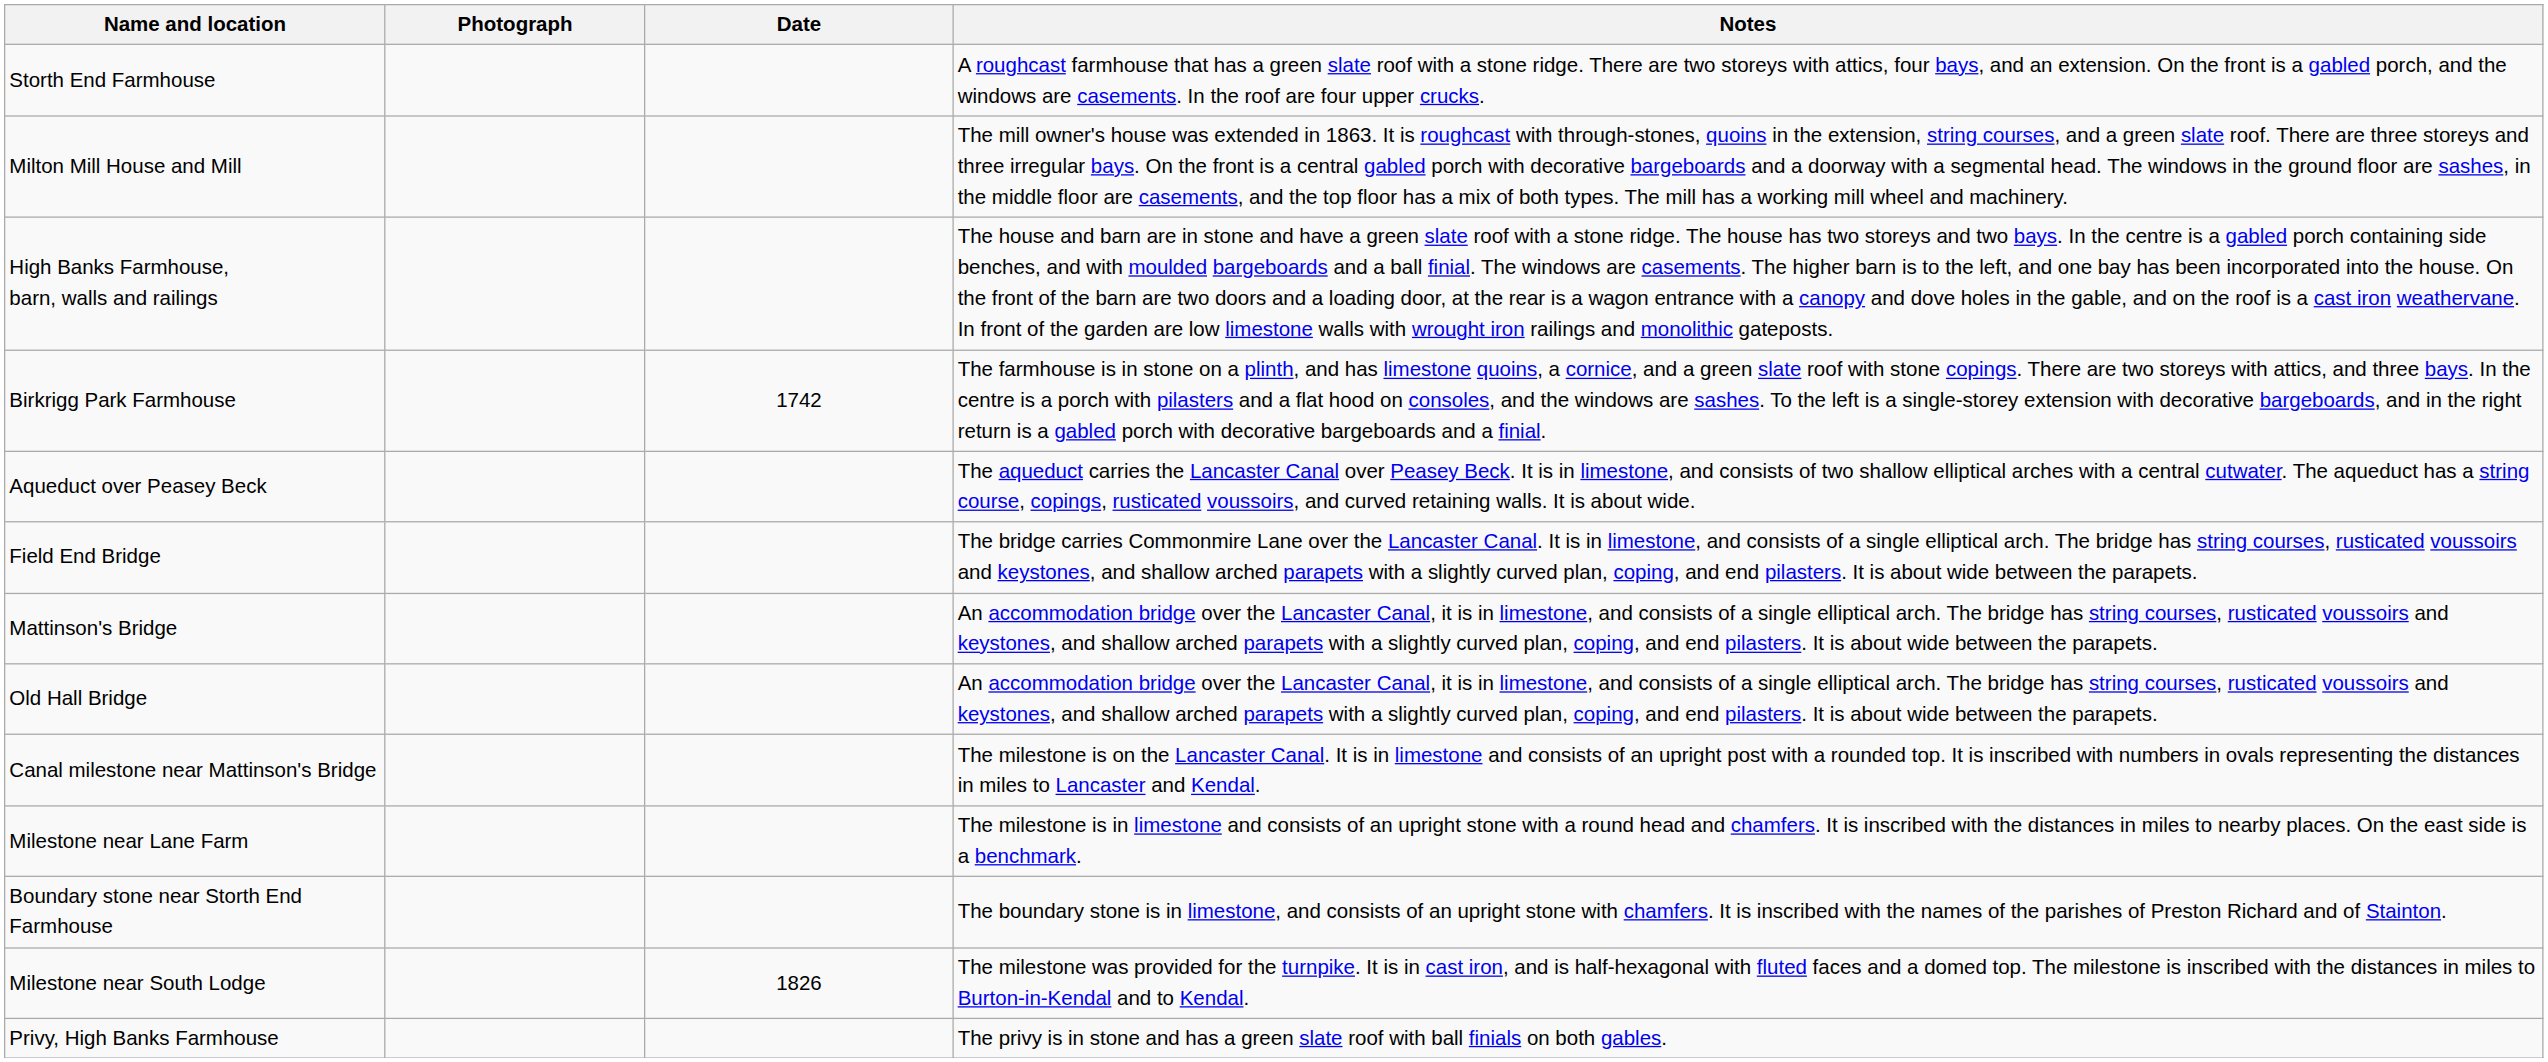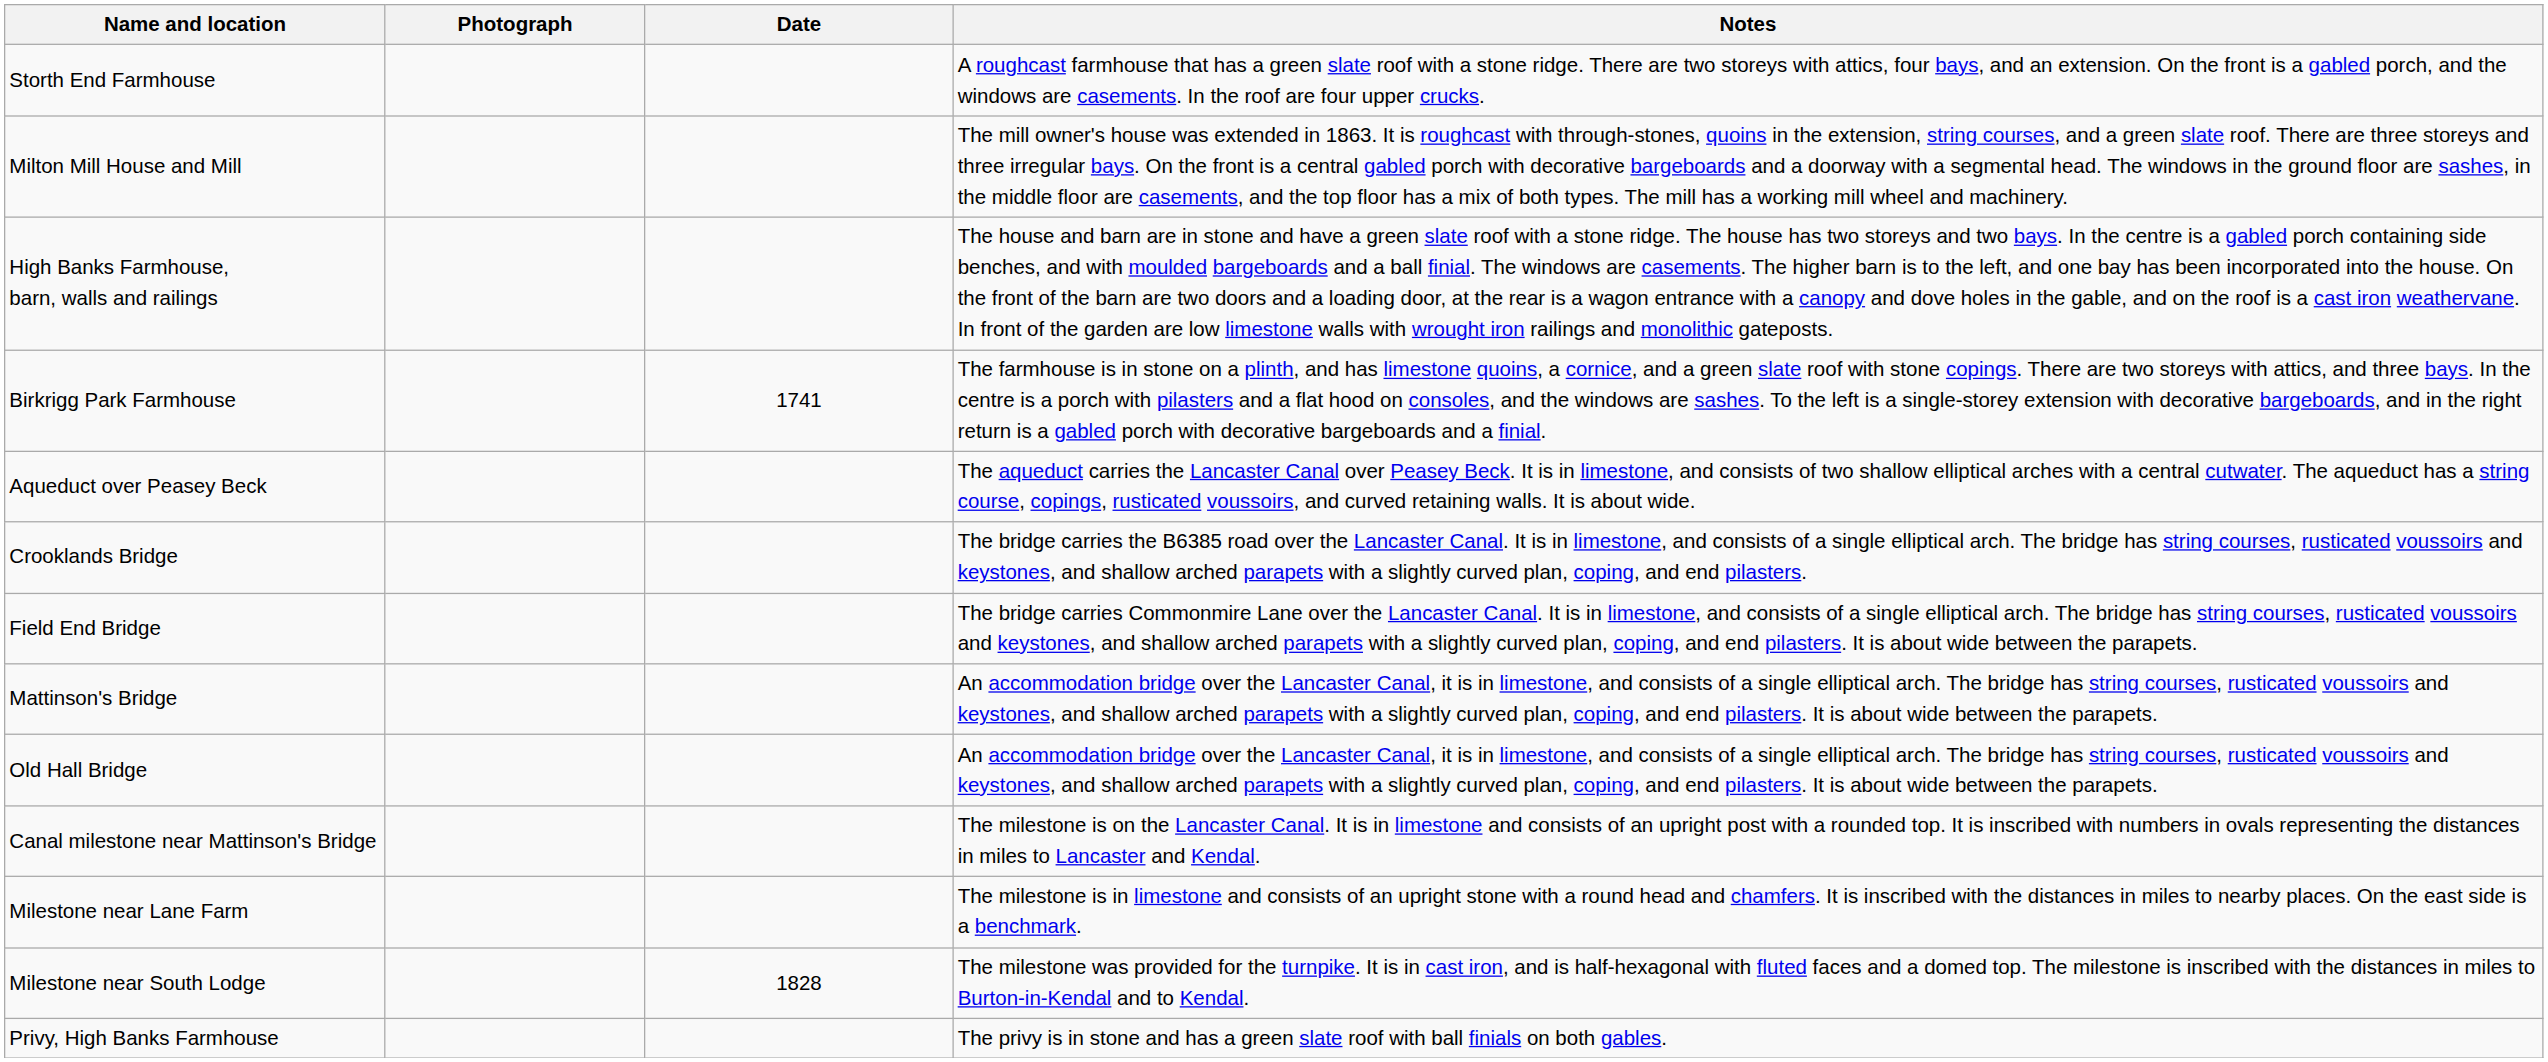(799, 400) 1742 -> (799, 400) 1741
+ row: (94, 557)
- row: (156, 911)
(799, 982) 1826 -> (799, 982) 1828
